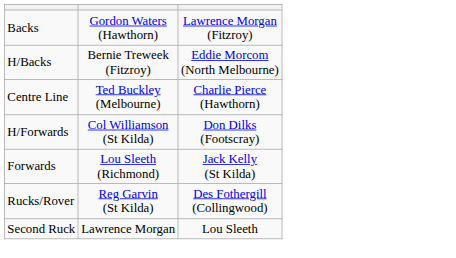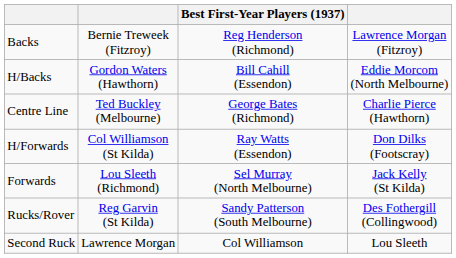+ column: (263, 14)
(128, 27) Gordon Waters (Hawthorn) -> (128, 42) Bernie Treweek (Fitzroy)
(128, 62) Bernie Treweek (Fitzroy) -> (128, 76) Gordon Waters (Hawthorn)
